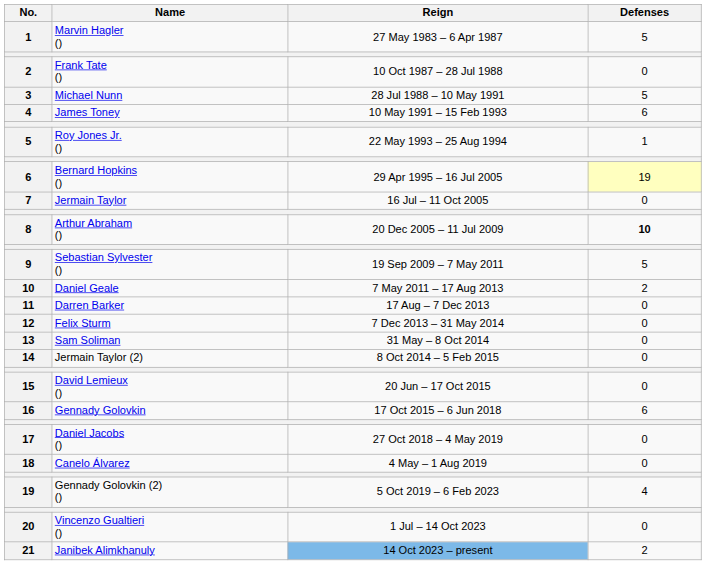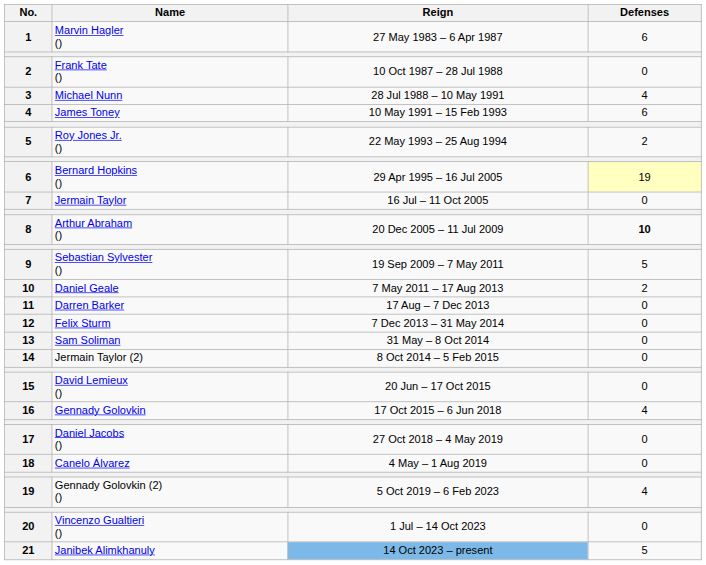(645, 36) 5 -> (645, 36) 6
(645, 95) 5 -> (645, 95) 4
(645, 142) 1 -> (645, 142) 2
(645, 410) 6 -> (645, 410) 4
(645, 550) 2 -> (645, 550) 5
